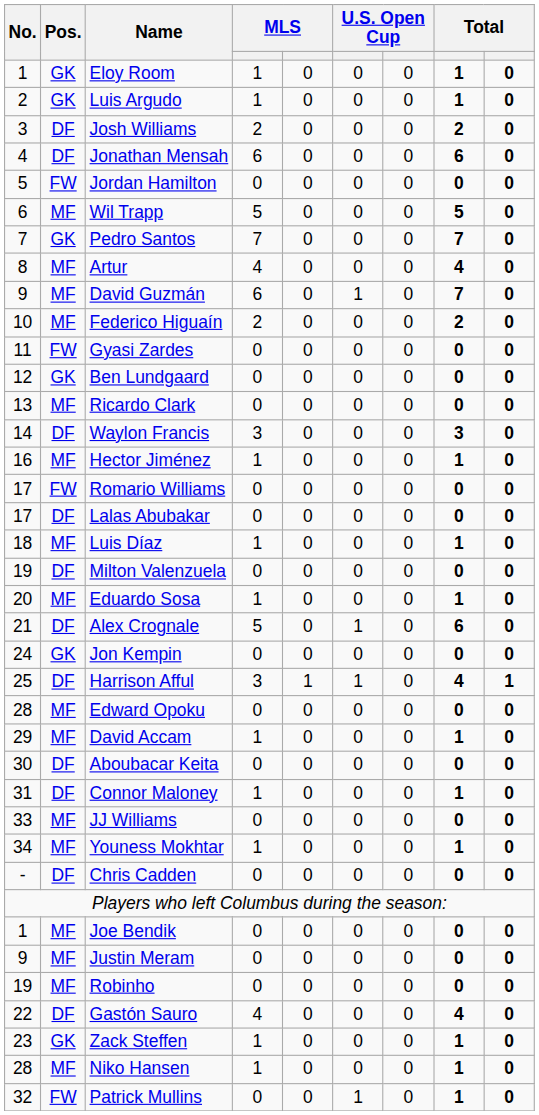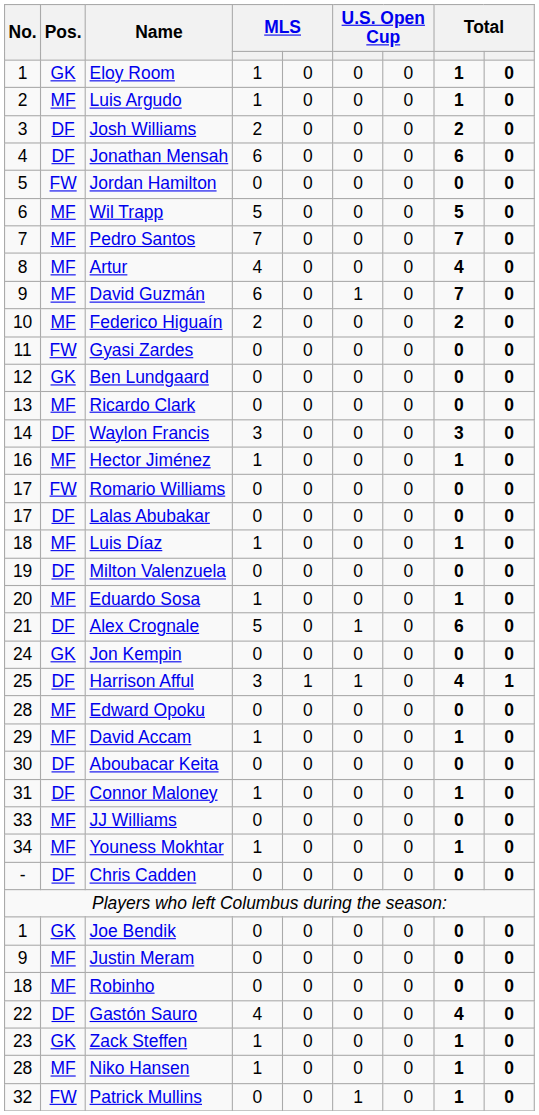(63, 101) GK -> (63, 101) MF
(63, 239) GK -> (63, 239) MF
(63, 931) MF -> (63, 931) GK
(23, 986) 19 -> (23, 986) 18
